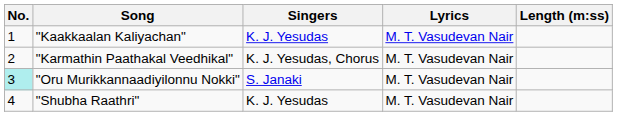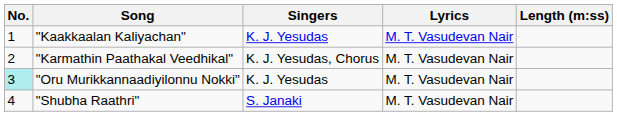(274, 80) S. Janaki -> (287, 80) K. J. Yesudas
(287, 101) K. J. Yesudas -> (274, 101) S. Janaki
